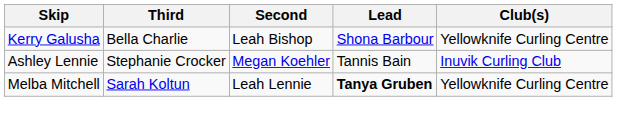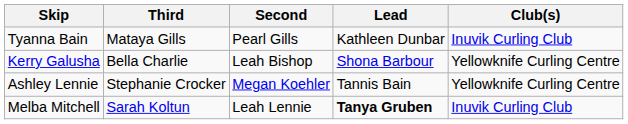+ row: (48, 38)
(501, 61) Inuvik Curling Club -> (536, 84) Yellowknife Curling Centre
(524, 84) Yellowknife Curling Centre -> (512, 107) Inuvik Curling Club
